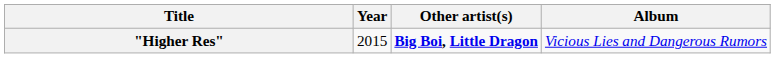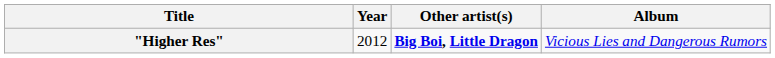(372, 40) 2015 -> (372, 40) 2012
